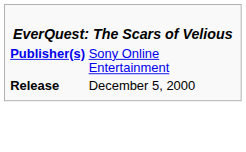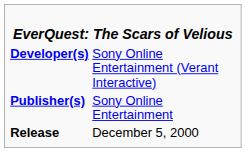+ row: (49, 53)
